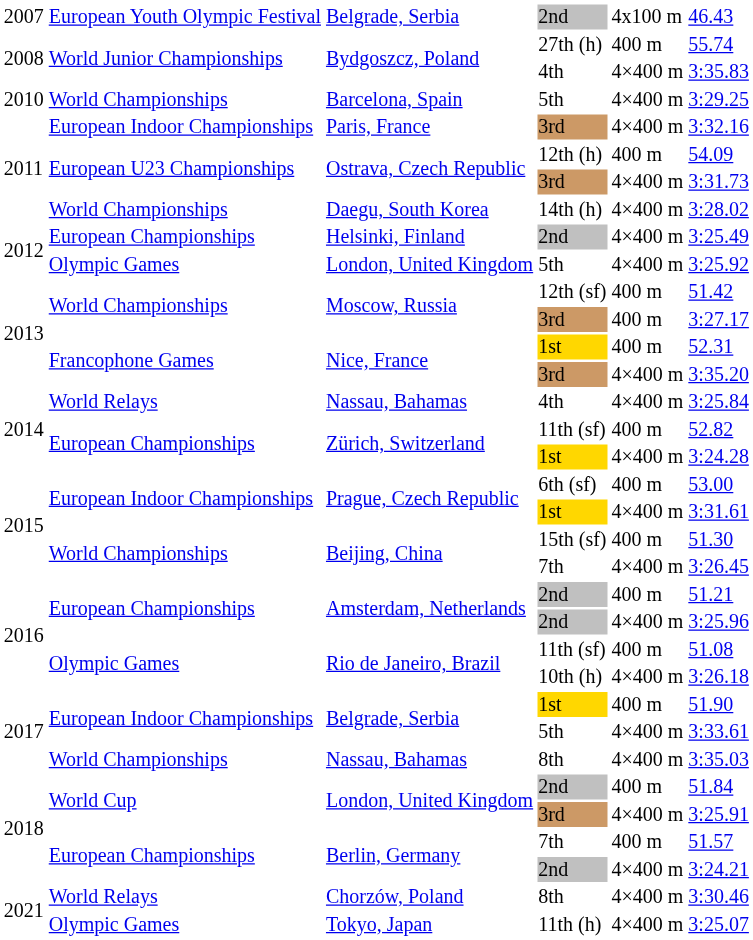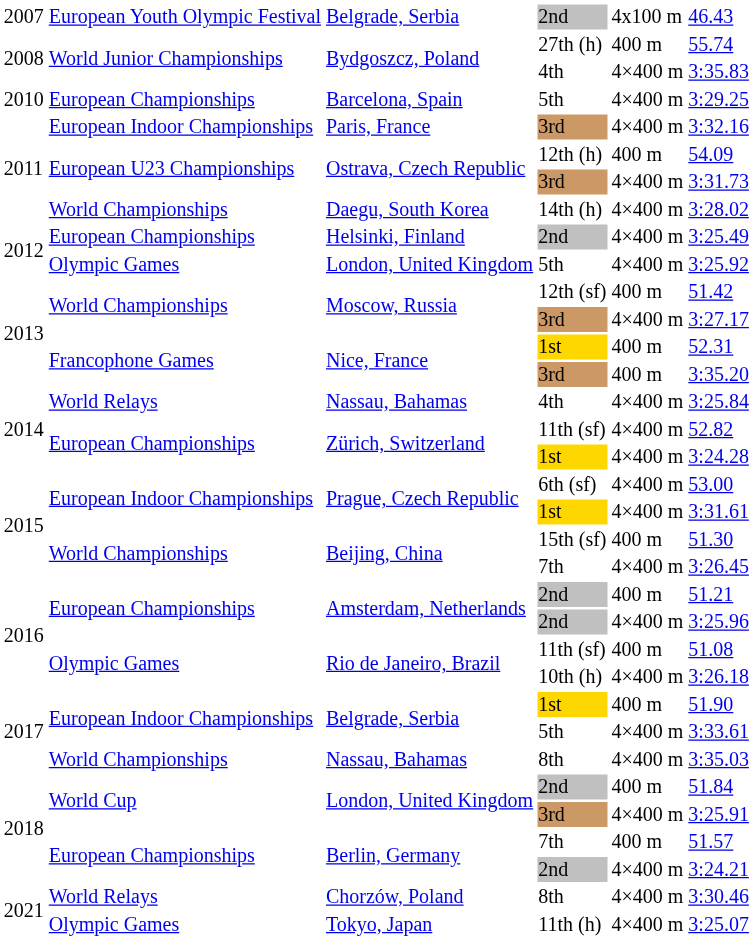(138, 99) World Championships -> (152, 99) European Championships
(637, 319) 400 m -> (647, 319) 4×400 m
(647, 374) 4×400 m -> (637, 374) 400 m
(637, 429) 400 m -> (647, 429) 4×400 m
(637, 484) 400 m -> (647, 484) 4×400 m
